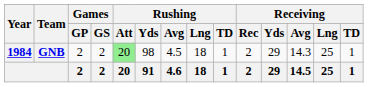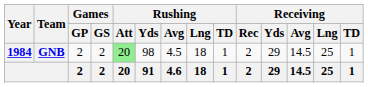(300, 52) 14.3 -> (300, 52) 14.5
